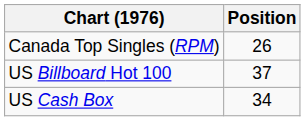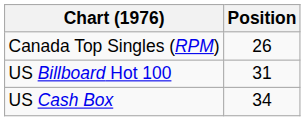(262, 73) 37 -> (262, 73) 31
